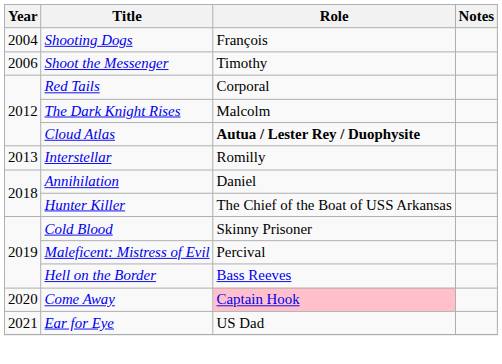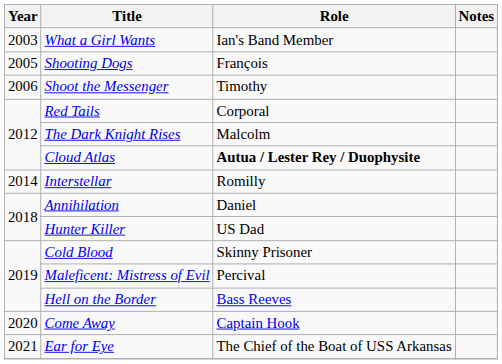+ row: (100, 39)
(23, 39) 2004 -> (23, 63) 2005
(23, 157) 2013 -> (23, 181) 2014
(334, 205) The Chief of the Boat of USS Arkansas -> (240, 228) US Dad
(258, 299) pink background -> (258, 323) no background
(240, 323) US Dad -> (334, 346) The Chief of the Boat of USS Arkansas
